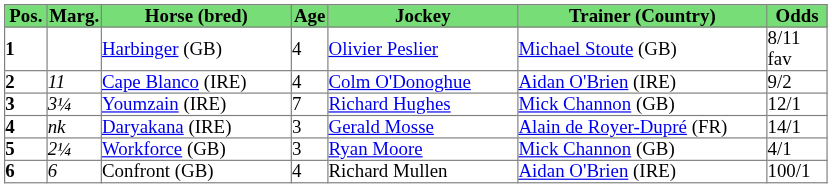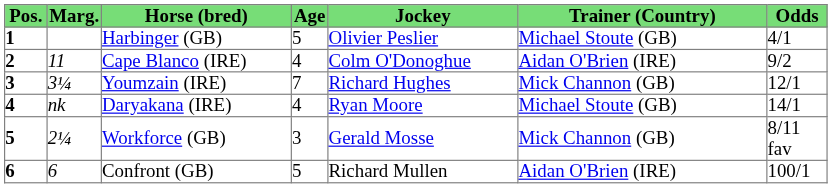(297, 48) 4 -> (297, 38) 5
(784, 48) 8/11 fav -> (780, 38) 4/1
(297, 126) 3 -> (297, 105) 4
(381, 126) Gerald Mosse -> (376, 105) Ryan Moore
(623, 126) Alain de Royer-Dupré (FR) -> (598, 105) Michael Stoute (GB)
(376, 149) Ryan Moore -> (381, 138) Gerald Mosse
(780, 149) 4/1 -> (784, 138) 8/11 fav
(297, 171) 4 -> (297, 171) 5
